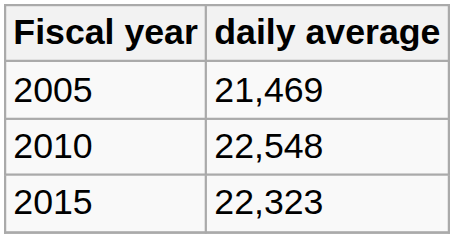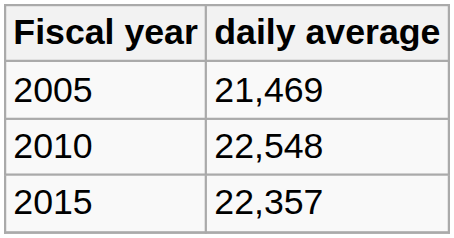(269, 202) 22,323 -> (269, 202) 22,357
